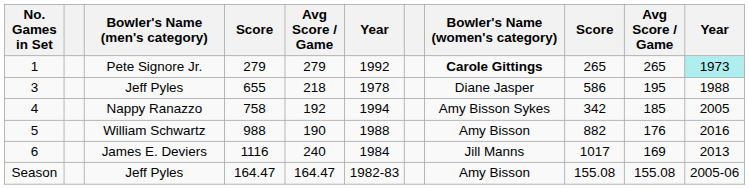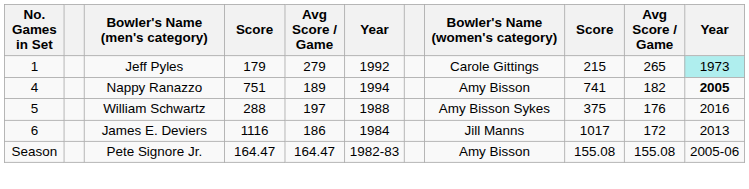(154, 66) Pete Signore Jr. -> (154, 66) Jeff Pyles
(255, 66) 279 -> (255, 66) 179
(494, 66) bold -> (494, 66) normal
(595, 66) 265 -> (595, 66) 215
- row: (34, 88)
(255, 109) 758 -> (255, 88) 751
(315, 109) 192 -> (315, 88) 189
(494, 109) Amy Bisson Sykes -> (494, 88) Amy Bisson
(595, 109) 342 -> (595, 88) 741
(655, 109) 185 -> (655, 88) 182
(715, 109) normal -> (715, 88) bold
(255, 130) 988 -> (255, 109) 288
(315, 130) 190 -> (315, 109) 197
(494, 130) Amy Bisson -> (494, 109) Amy Bisson Sykes
(595, 130) 882 -> (595, 109) 375
(315, 151) 240 -> (315, 130) 186
(655, 151) 169 -> (655, 130) 172
(154, 173) Jeff Pyles -> (154, 151) Pete Signore Jr.
